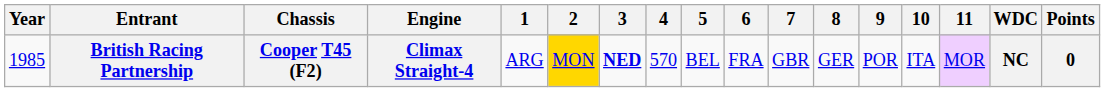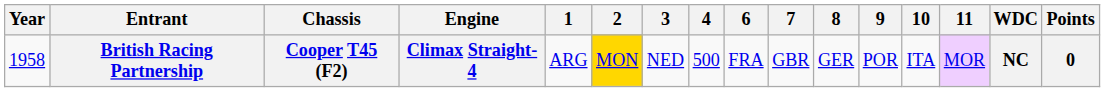- column: (703, 19)
(27, 60) 1985 -> (27, 60) 1958
(622, 60) bold -> (665, 60) normal
(663, 60) 570 -> (706, 60) 500
